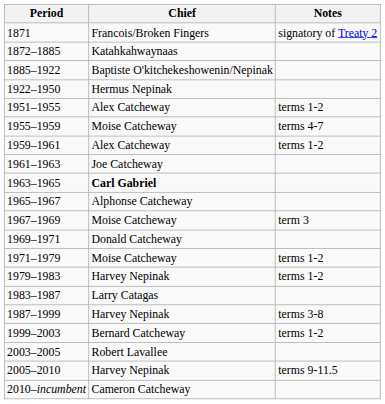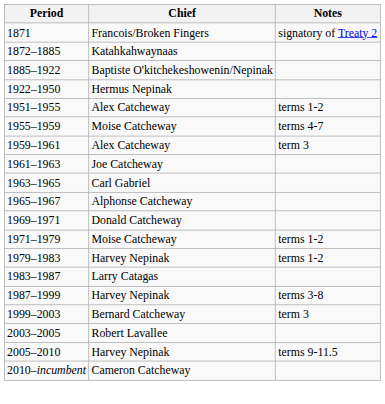(301, 145) terms 1-2 -> (294, 145) term 3
(124, 182) bold -> (121, 182) normal
- row: (34, 220)
(301, 333) terms 1-2 -> (294, 314) term 3
